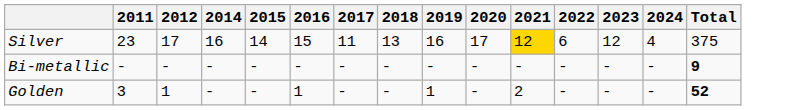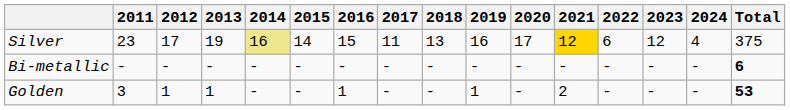+ column: (224, 17)
(214, 42) no background -> (258, 42) khaki background
(695, 67) 9 -> (739, 67) 6
(700, 92) 52 -> (744, 92) 53
